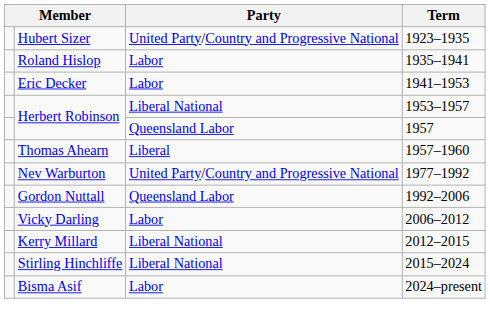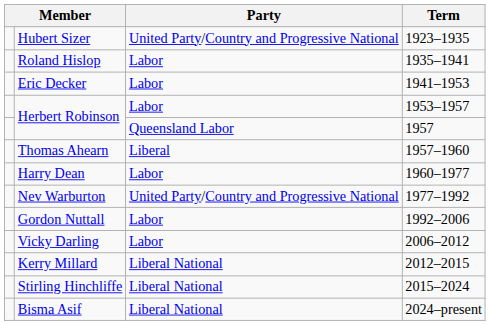(176, 106) Liberal National -> (146, 106) Labor
+ row: (51, 173)
(181, 196) Queensland Labor -> (146, 219) Labor
(146, 286) Labor -> (176, 309) Liberal National
